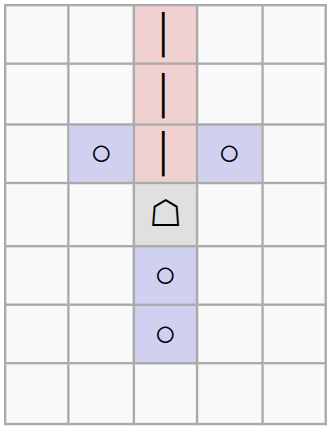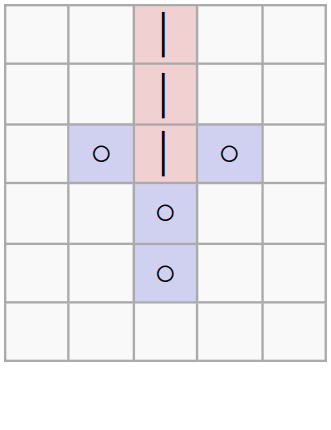- row: (101, 214)
